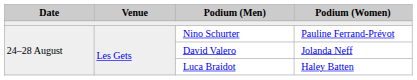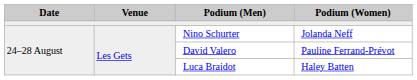(345, 34) Pauline Ferrand-Prévot -> (324, 34) Jolanda Neff
(324, 50) Jolanda Neff -> (345, 50) Pauline Ferrand-Prévot
